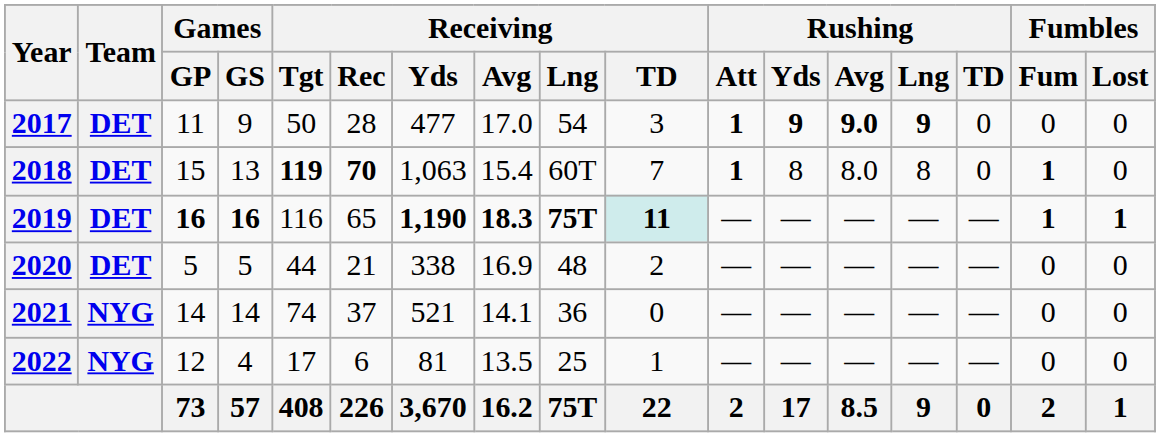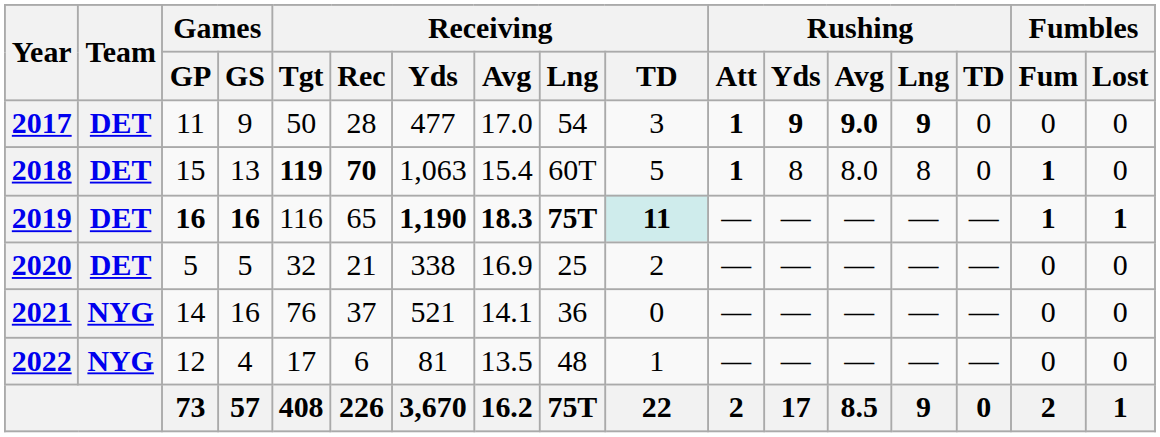(657, 170) 7 -> (657, 170) 5
(301, 265) 44 -> (301, 265) 32
(572, 265) 48 -> (572, 265) 25
(245, 312) 14 -> (245, 312) 16
(301, 312) 74 -> (301, 312) 76
(572, 360) 25 -> (572, 360) 48
